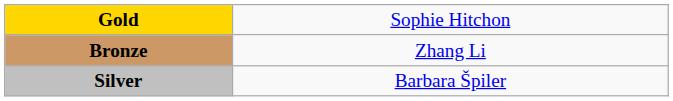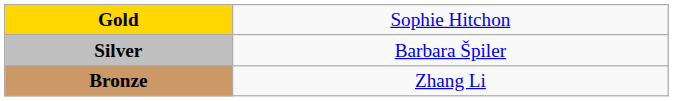rows swapped: (118, 80) <-> (118, 50)
